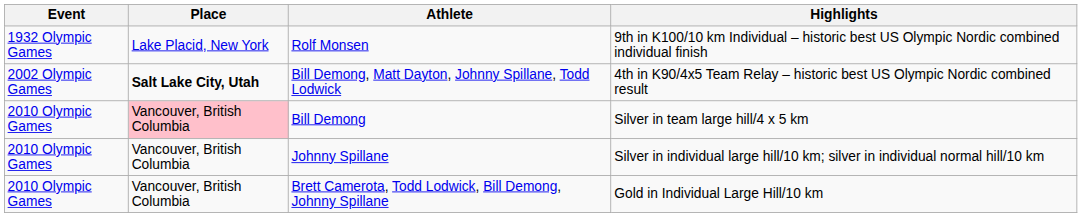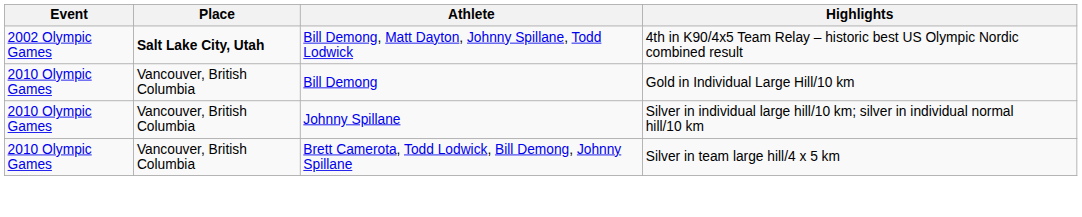- row: (330, 44)
(187, 119) pink background -> (192, 82) no background
(711, 119) Silver in team large hill/4 x 5 km -> (750, 82) Gold in Individual Large Hill/10 km
(719, 194) Gold in Individual Large Hill/10 km -> (743, 156) Silver in team large hill/4 x 5 km
